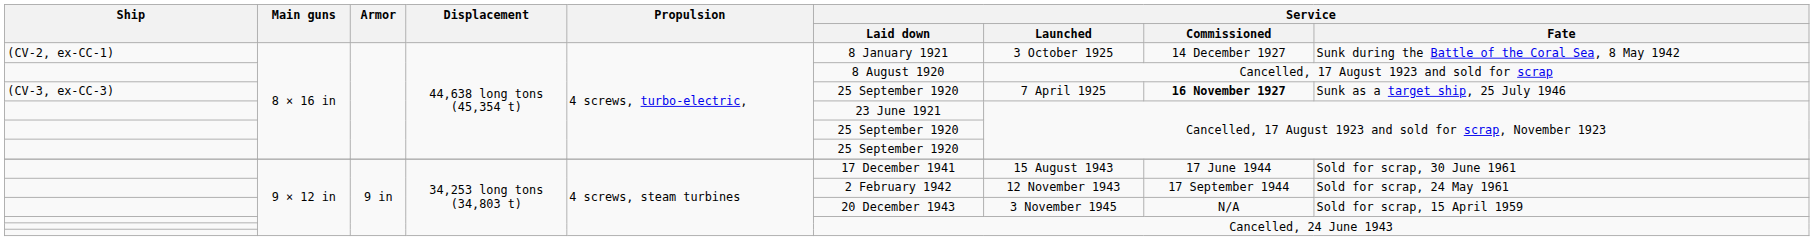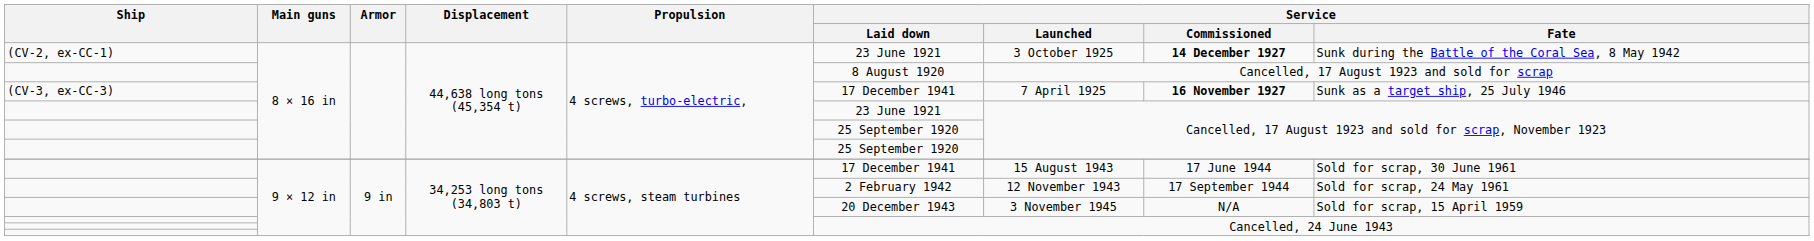(898, 53) 8 January 1921 -> (898, 53) 23 June 1921
(1229, 53) normal -> (1229, 53) bold
(898, 91) 25 September 1920 -> (898, 91) 17 December 1941
